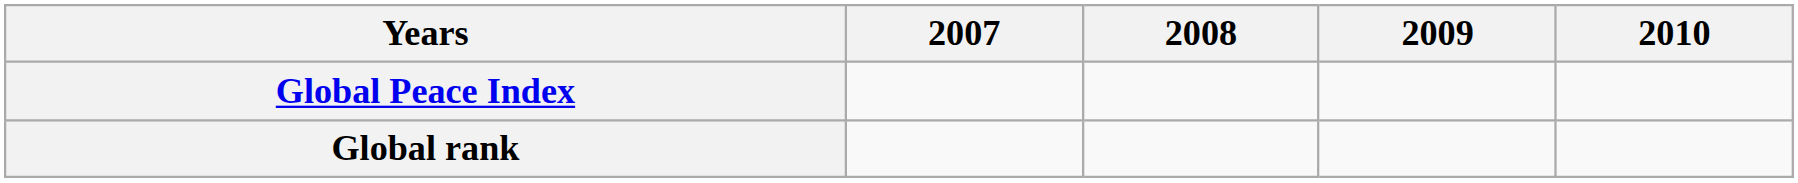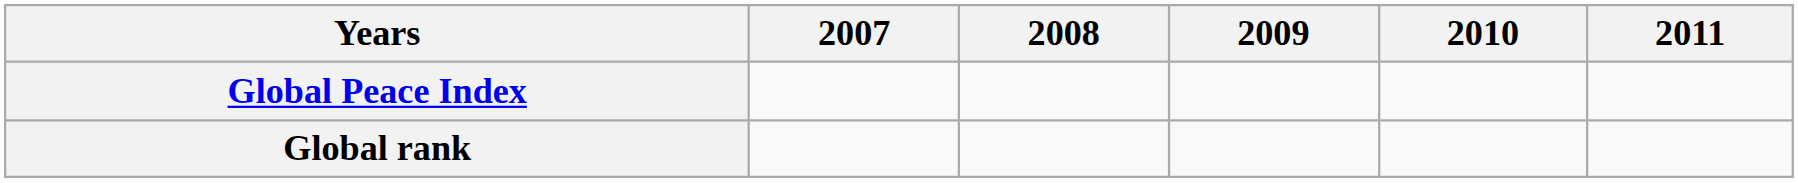+ column: (1690, 33)
